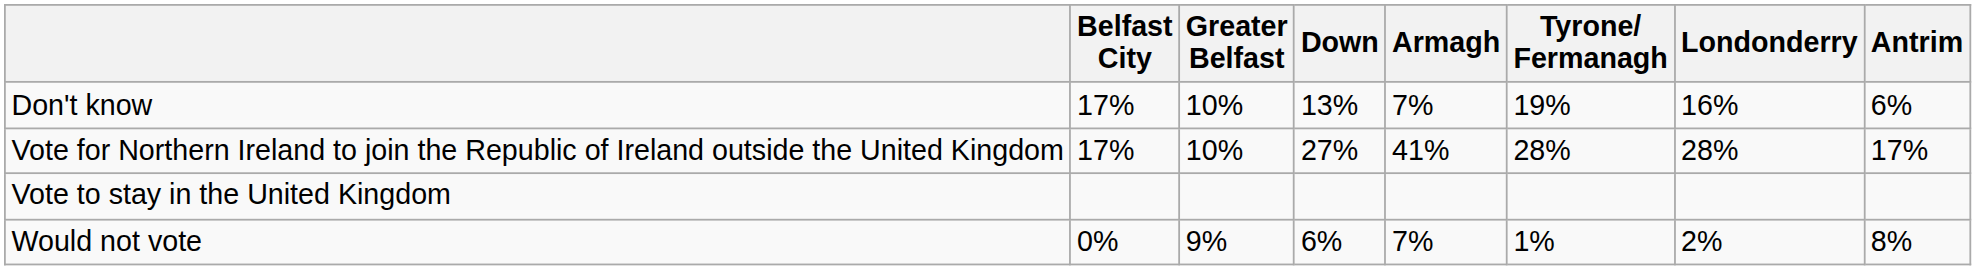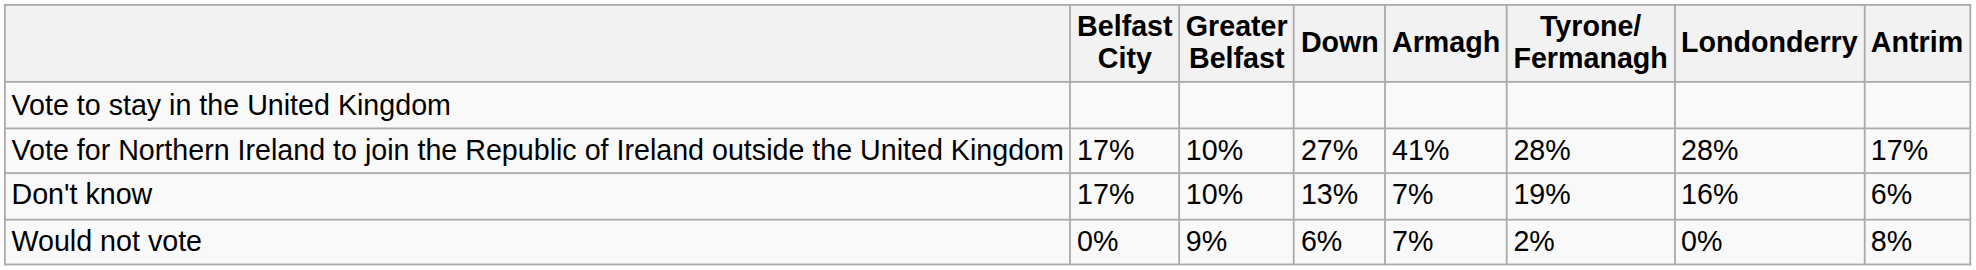rows swapped: (231, 195) <-> (82, 104)
(1534, 241) 1% -> (1534, 241) 2%
(1702, 241) 2% -> (1702, 241) 0%
